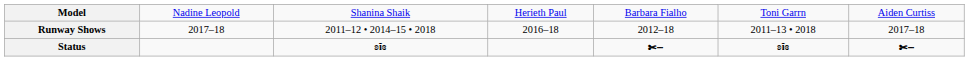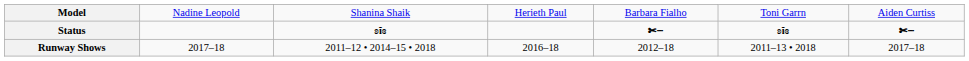rows swapped: (72, 29) <-> (72, 47)
